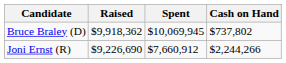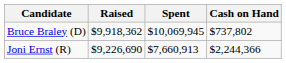(173, 49) $7,660,912 -> (173, 49) $7,660,913
(235, 49) $2,244,266 -> (235, 49) $2,244,366
